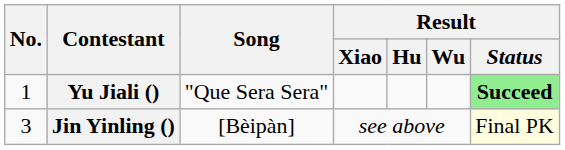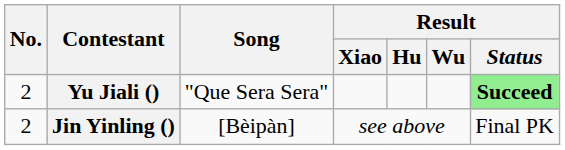(26, 91) 1 -> (26, 91) 2
(26, 126) 3 -> (26, 126) 2
(515, 126) lightyellow background -> (515, 126) no background
